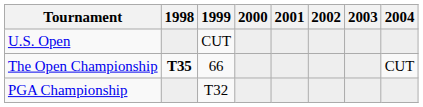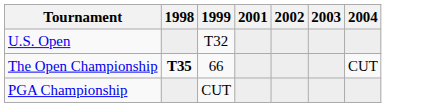- column: (253, 16)
(216, 41) CUT -> (216, 41) T32
(216, 90) T32 -> (216, 90) CUT
